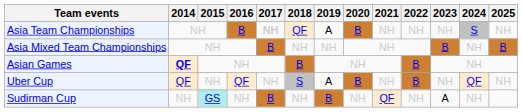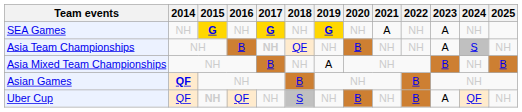+ row: (36, 30)
(329, 30) A -> (329, 47) NH
(445, 30) NH -> (445, 47) A
(329, 47) NH -> (329, 64) A
(212, 82) normal -> (212, 99) bold
(329, 82) A -> (329, 99) NH
(445, 82) NH -> (445, 99) A
- row: (41, 99)
